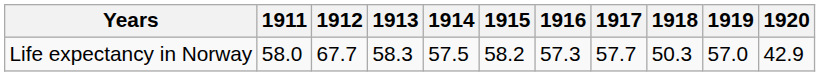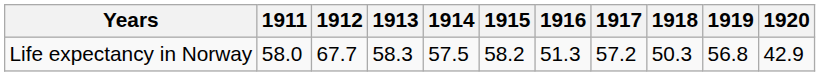(560, 53) 57.3 -> (560, 53) 51.3
(616, 53) 57.7 -> (616, 53) 57.2
(728, 53) 57.0 -> (728, 53) 56.8
